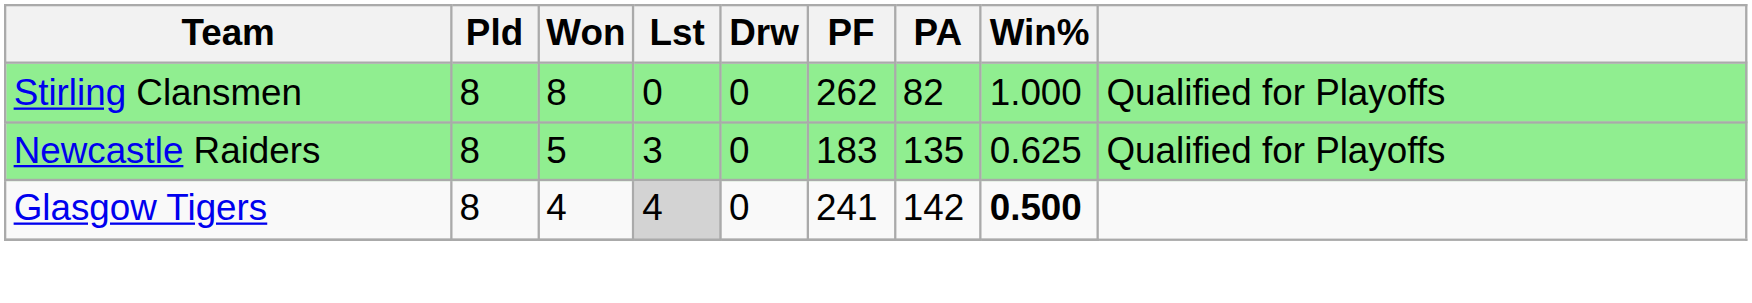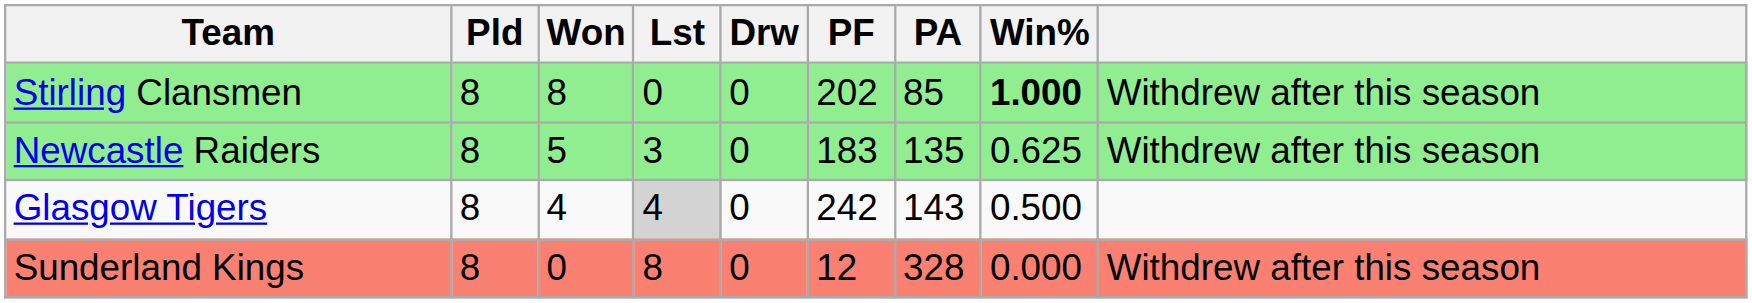(847, 92) 262 -> (847, 92) 202
(923, 92) 82 -> (924, 92) 85
(1036, 92) normal -> (1036, 92) bold
(1276, 92) Qualified for Playoffs -> (1324, 92) Withdrew after this season
(1276, 150) Qualified for Playoffs -> (1324, 150) Withdrew after this season
(847, 208) 241 -> (847, 208) 242
(934, 208) 142 -> (934, 208) 143
(1036, 208) bold -> (1036, 208) normal
+ row: (159, 267)
